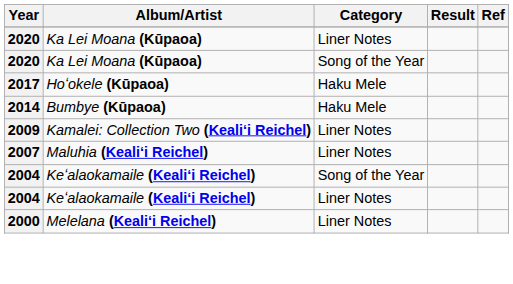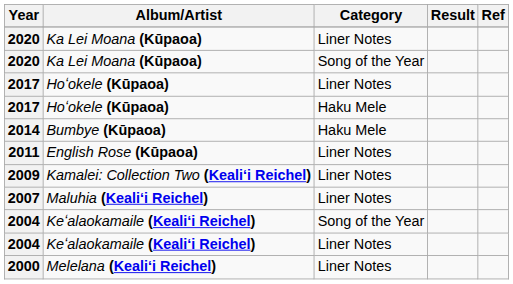+ row: (24, 84)
+ row: (24, 152)
